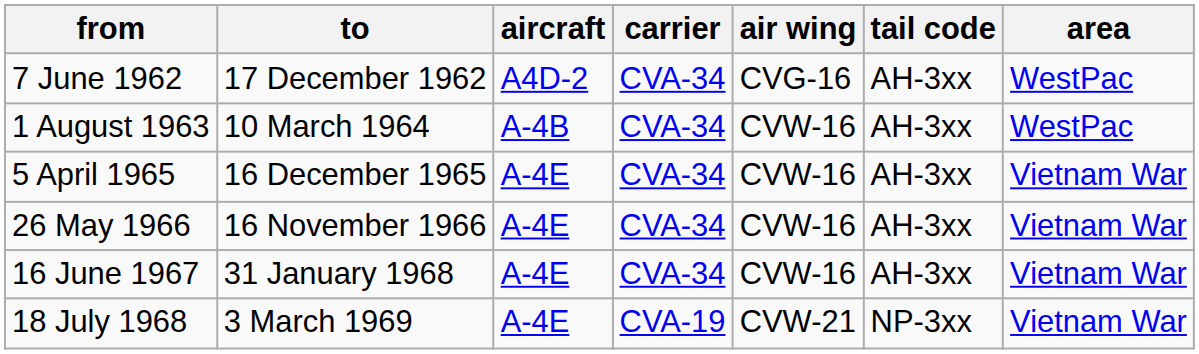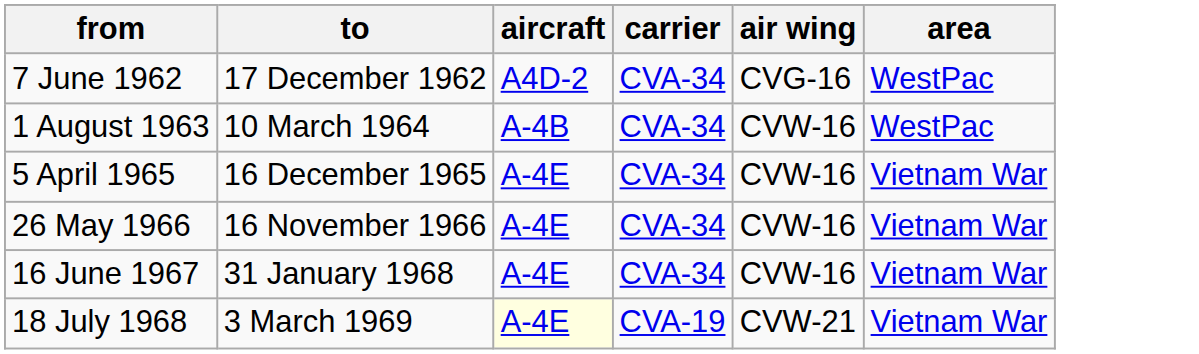- column: (933, 28)
(535, 322) no background -> (535, 322) lightyellow background
